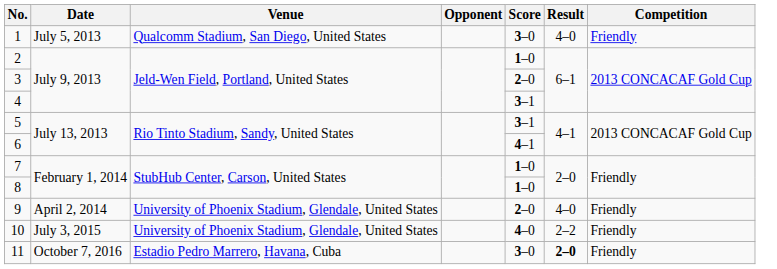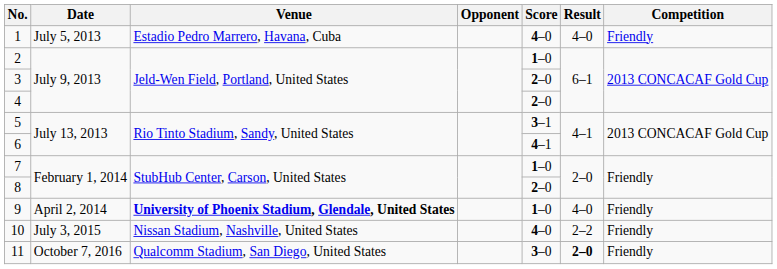(260, 36) Qualcomm Stadium, San Diego, United States -> (237, 36) Estadio Pedro Marrero, Havana, Cuba
(525, 36) 3–0 -> (541, 36) 4–0
(525, 101) 3–1 -> (541, 101) 2–0
(525, 187) 1–0 -> (541, 187) 2–0
(286, 209) normal -> (294, 209) bold
(525, 209) 2–0 -> (541, 209) 1–0
(286, 230) University of Phoenix Stadium, Glendale, United States -> (246, 230) Nissan Stadium, Nashville, United States
(237, 252) Estadio Pedro Marrero, Havana, Cuba -> (260, 252) Qualcomm Stadium, San Diego, United States
